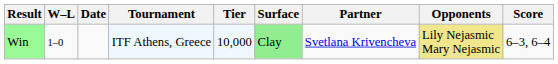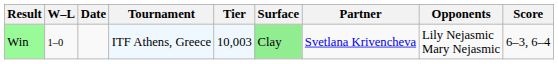(234, 41) 10,000 -> (234, 41) 10,003
(461, 41) khaki background -> (461, 41) no background
